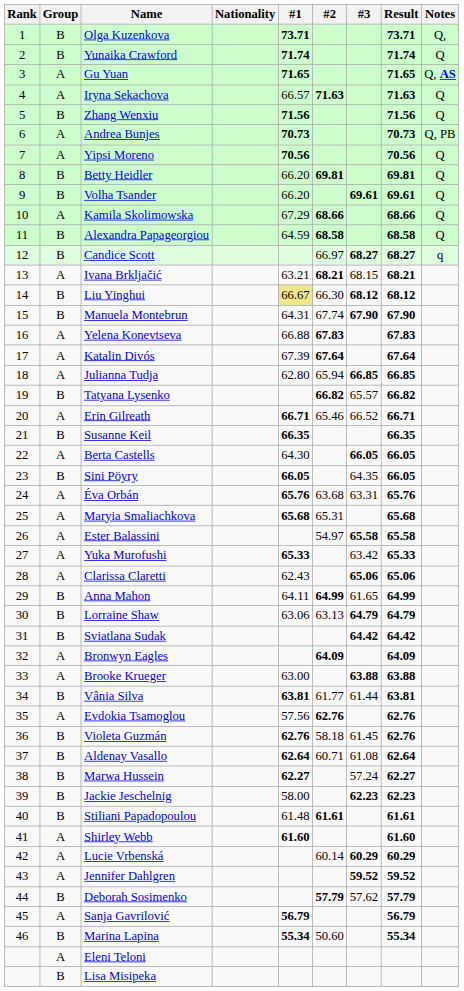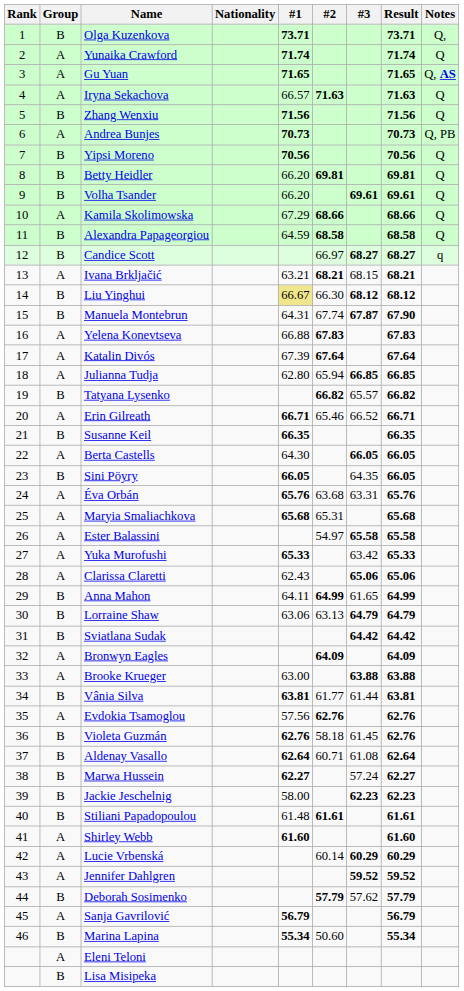(60, 54) B -> (60, 54) A
(60, 154) A -> (60, 154) B
(364, 315) 67.90 -> (364, 315) 67.87
